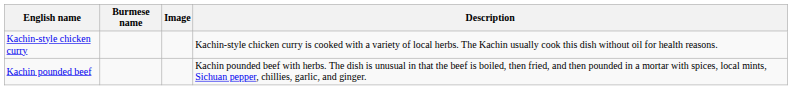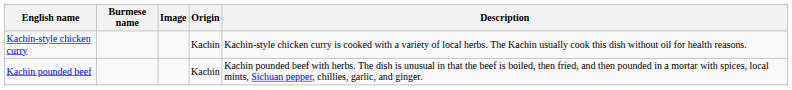+ column: (205, 17)
